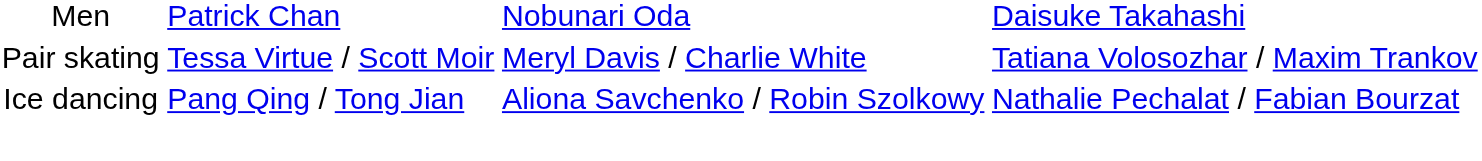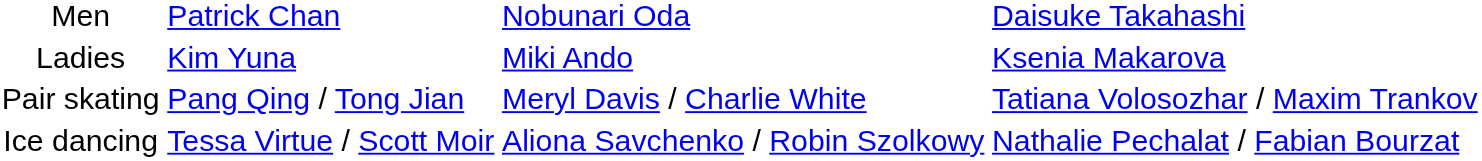+ row: (81, 57)
(331, 57) Tessa Virtue / Scott Moir -> (316, 99) Pang Qing / Tong Jian
(316, 99) Pang Qing / Tong Jian -> (331, 140) Tessa Virtue / Scott Moir
